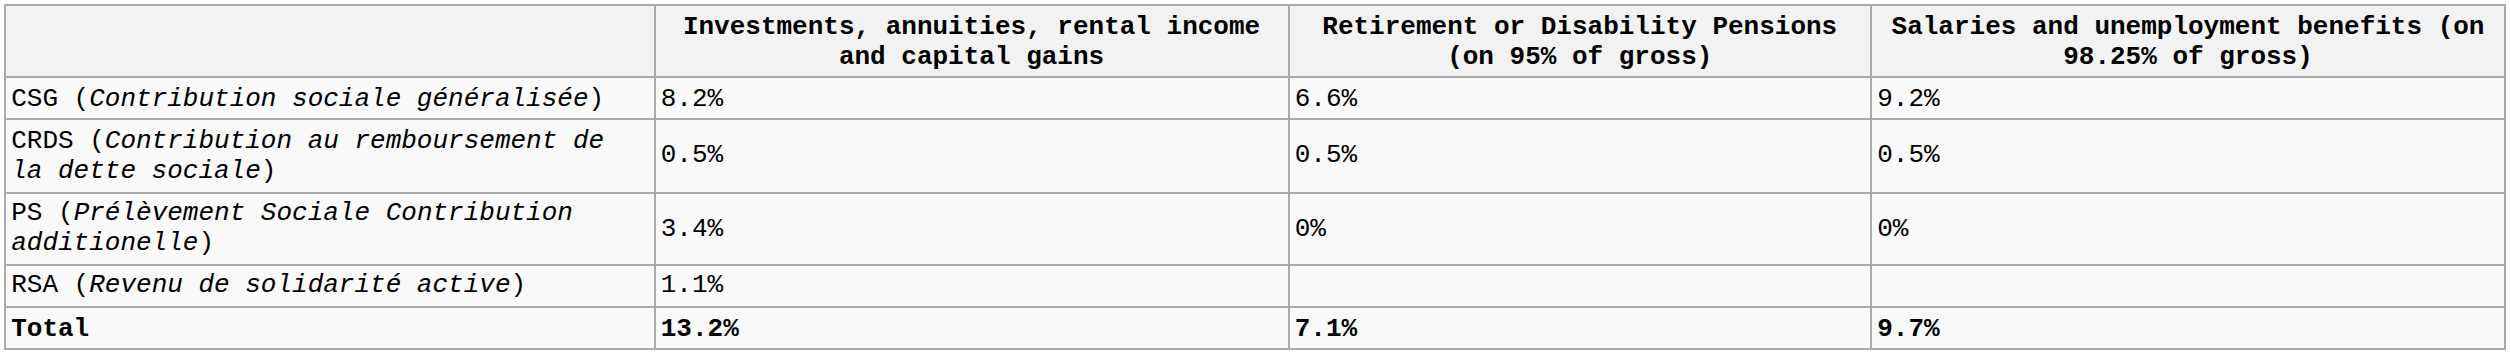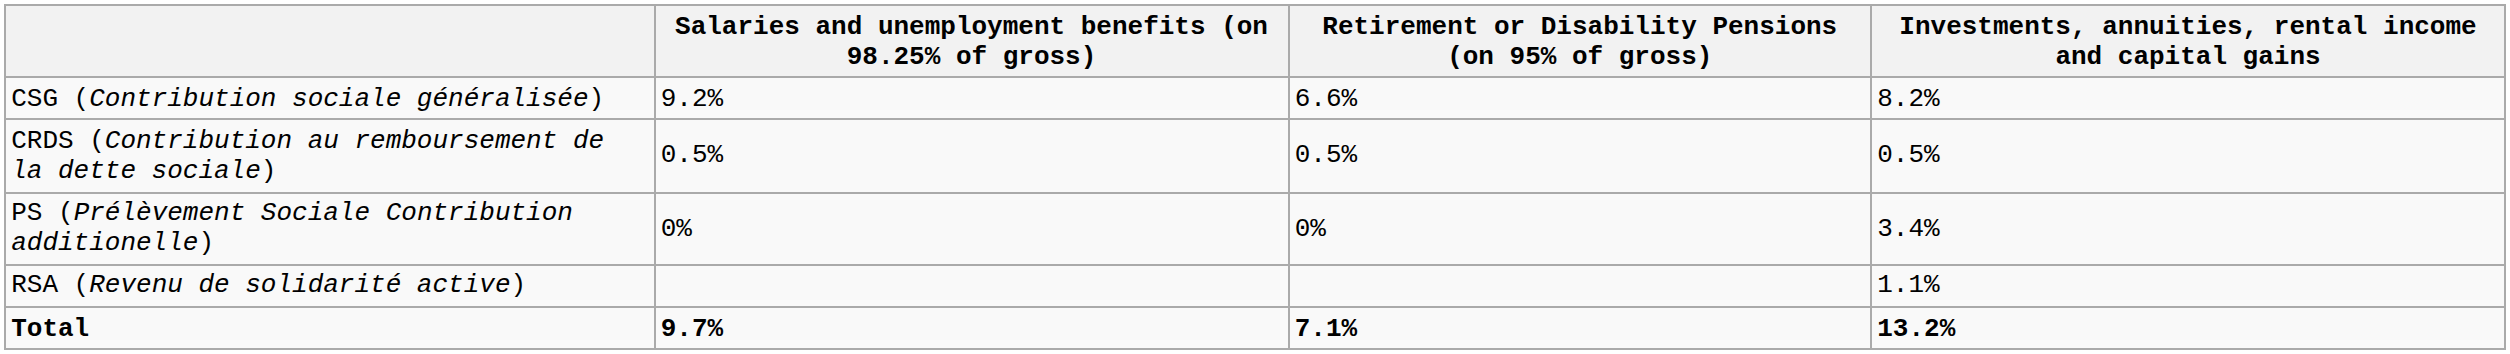columns swapped: (2188, 41) <-> (972, 41)
